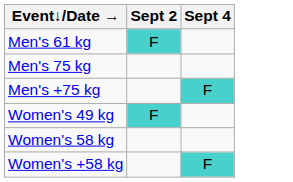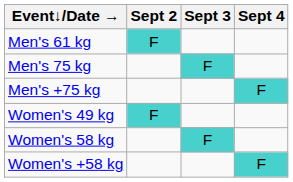+ column: (207, 16)
